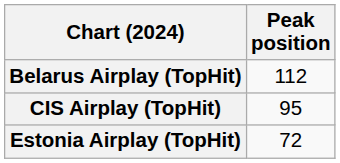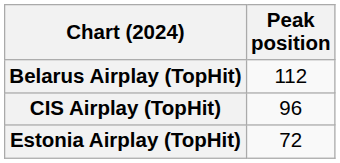(291, 108) 95 -> (291, 108) 96
